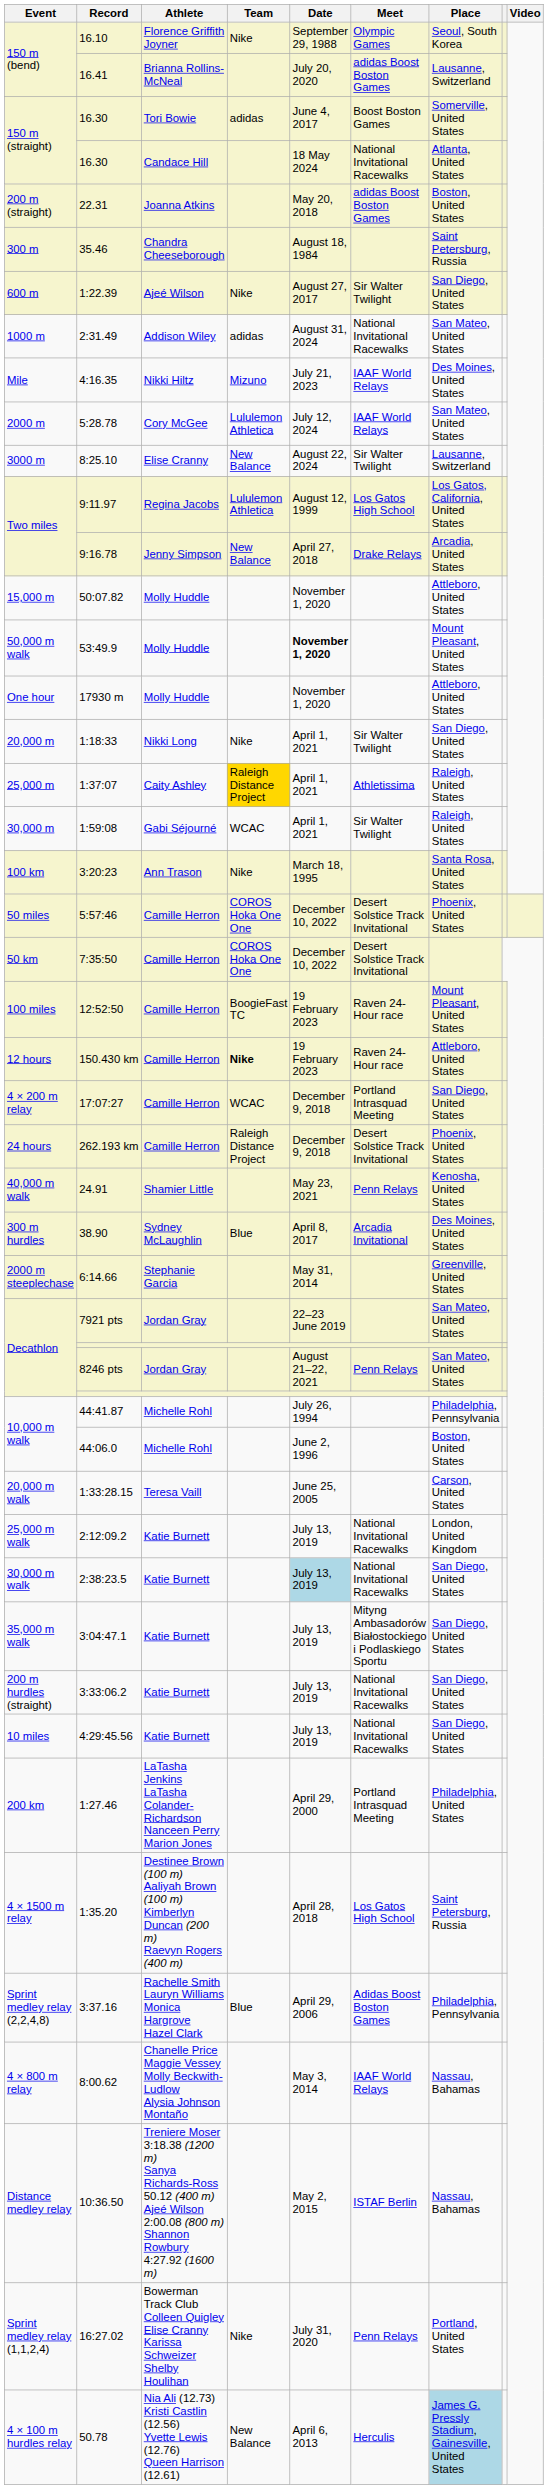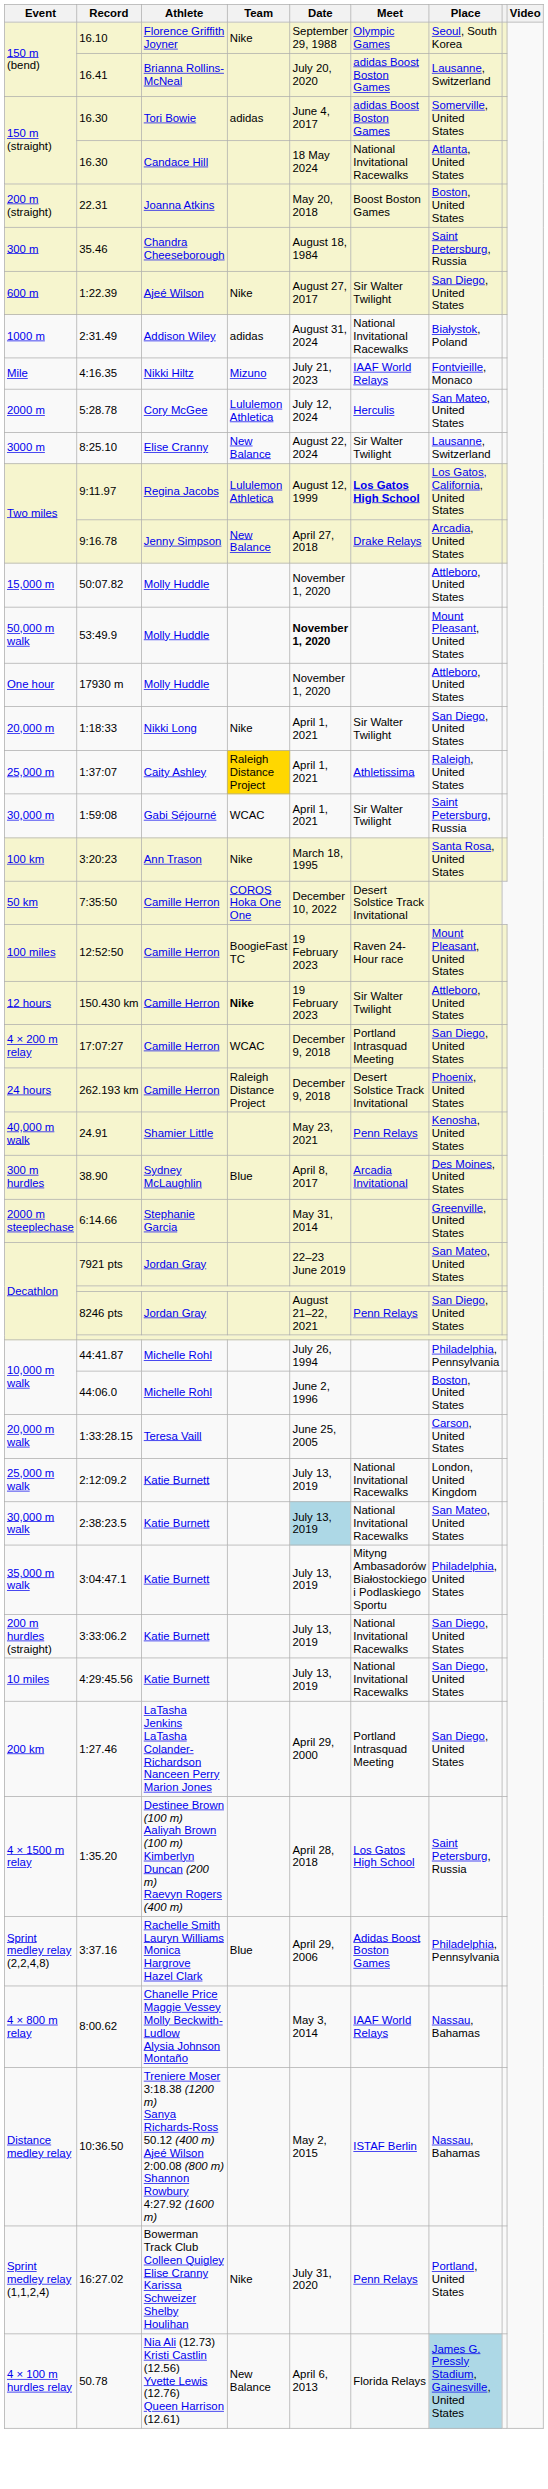(387, 118) Boost Boston Games -> (386, 118) adidas Boost Boston Games
(386, 205) adidas Boost Boston Games -> (387, 205) Boost Boston Games
(461, 336) San Mateo, United States -> (456, 336) Białystok, Poland
(463, 380) Des Moines, United States -> (459, 373) Fontvieille, Monaco
(382, 423) IAAF World Relays -> (374, 410) Herculis
(384, 504) normal -> (386, 491) bold
(453, 828) Raleigh, United States -> (461, 815) Saint Petersburg, Russia
- row: (98, 915)
(380, 1059) Raven 24-Hour race -> (378, 1002) Sir Walter Twilight
(461, 1369) San Mateo, United States -> (460, 1313) San Diego, United States
(460, 1579) San Diego, United States -> (461, 1523) San Mateo, United States
(460, 1636) San Diego, United States -> (464, 1579) Philadelphia, United States
(464, 1805) Philadelphia, United States -> (460, 1749) San Diego, United States
(374, 2437) Herculis -> (390, 2381) Florida Relays
